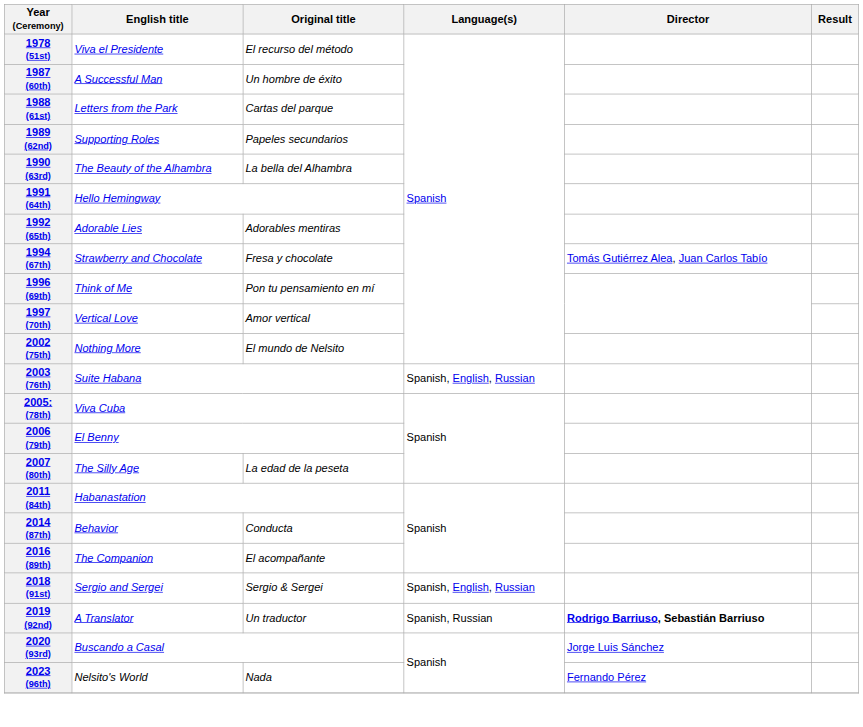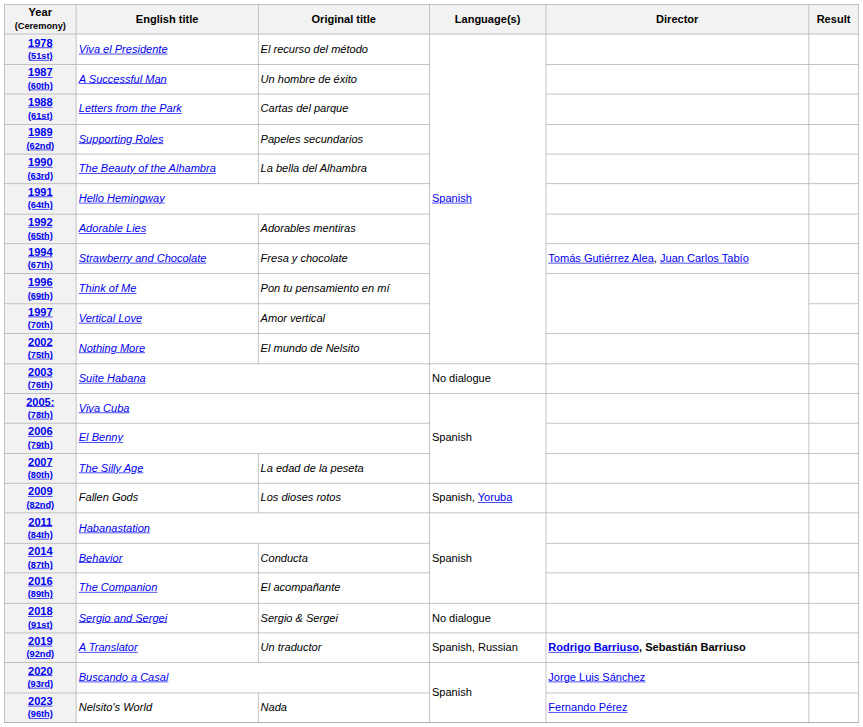(471, 378) Spanish, English, Russian -> (461, 378) No dialogue
+ row: (40, 498)
(471, 588) Spanish, English, Russian -> (461, 618) No dialogue
